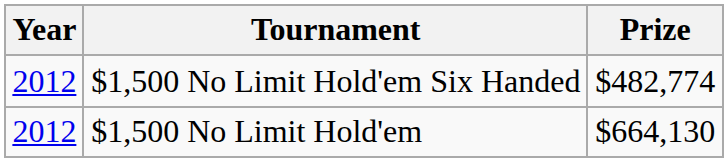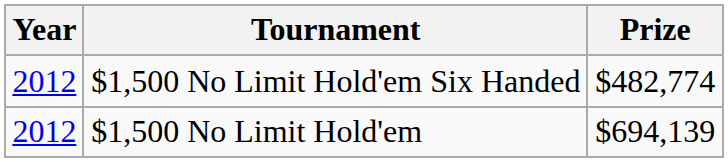(655, 131) $664,130 -> (655, 131) $694,139
